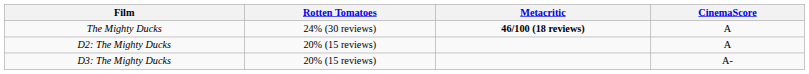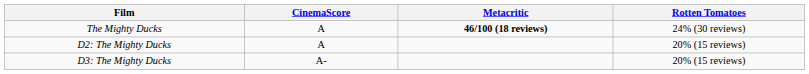columns swapped: (340, 12) <-> (728, 12)
